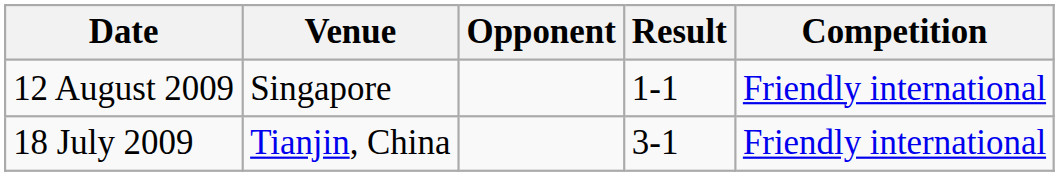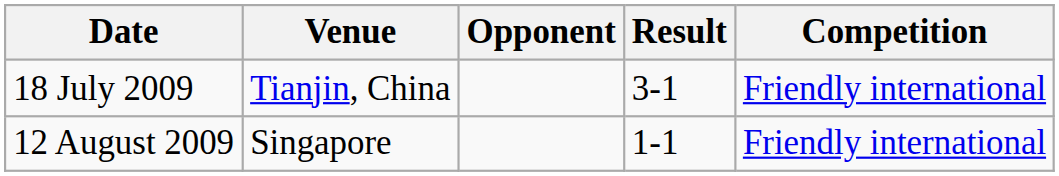rows swapped: (103, 142) <-> (124, 87)
